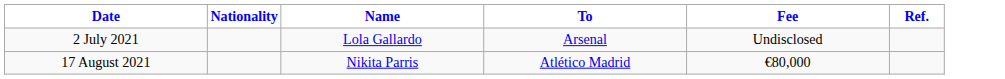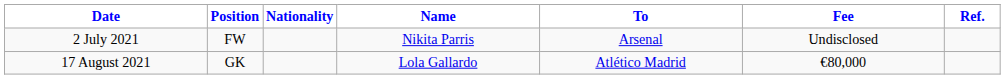+ column: (235, 16)
(382, 39) Lola Gallardo -> (438, 39) Nikita Parris
(382, 63) Nikita Parris -> (438, 63) Lola Gallardo
